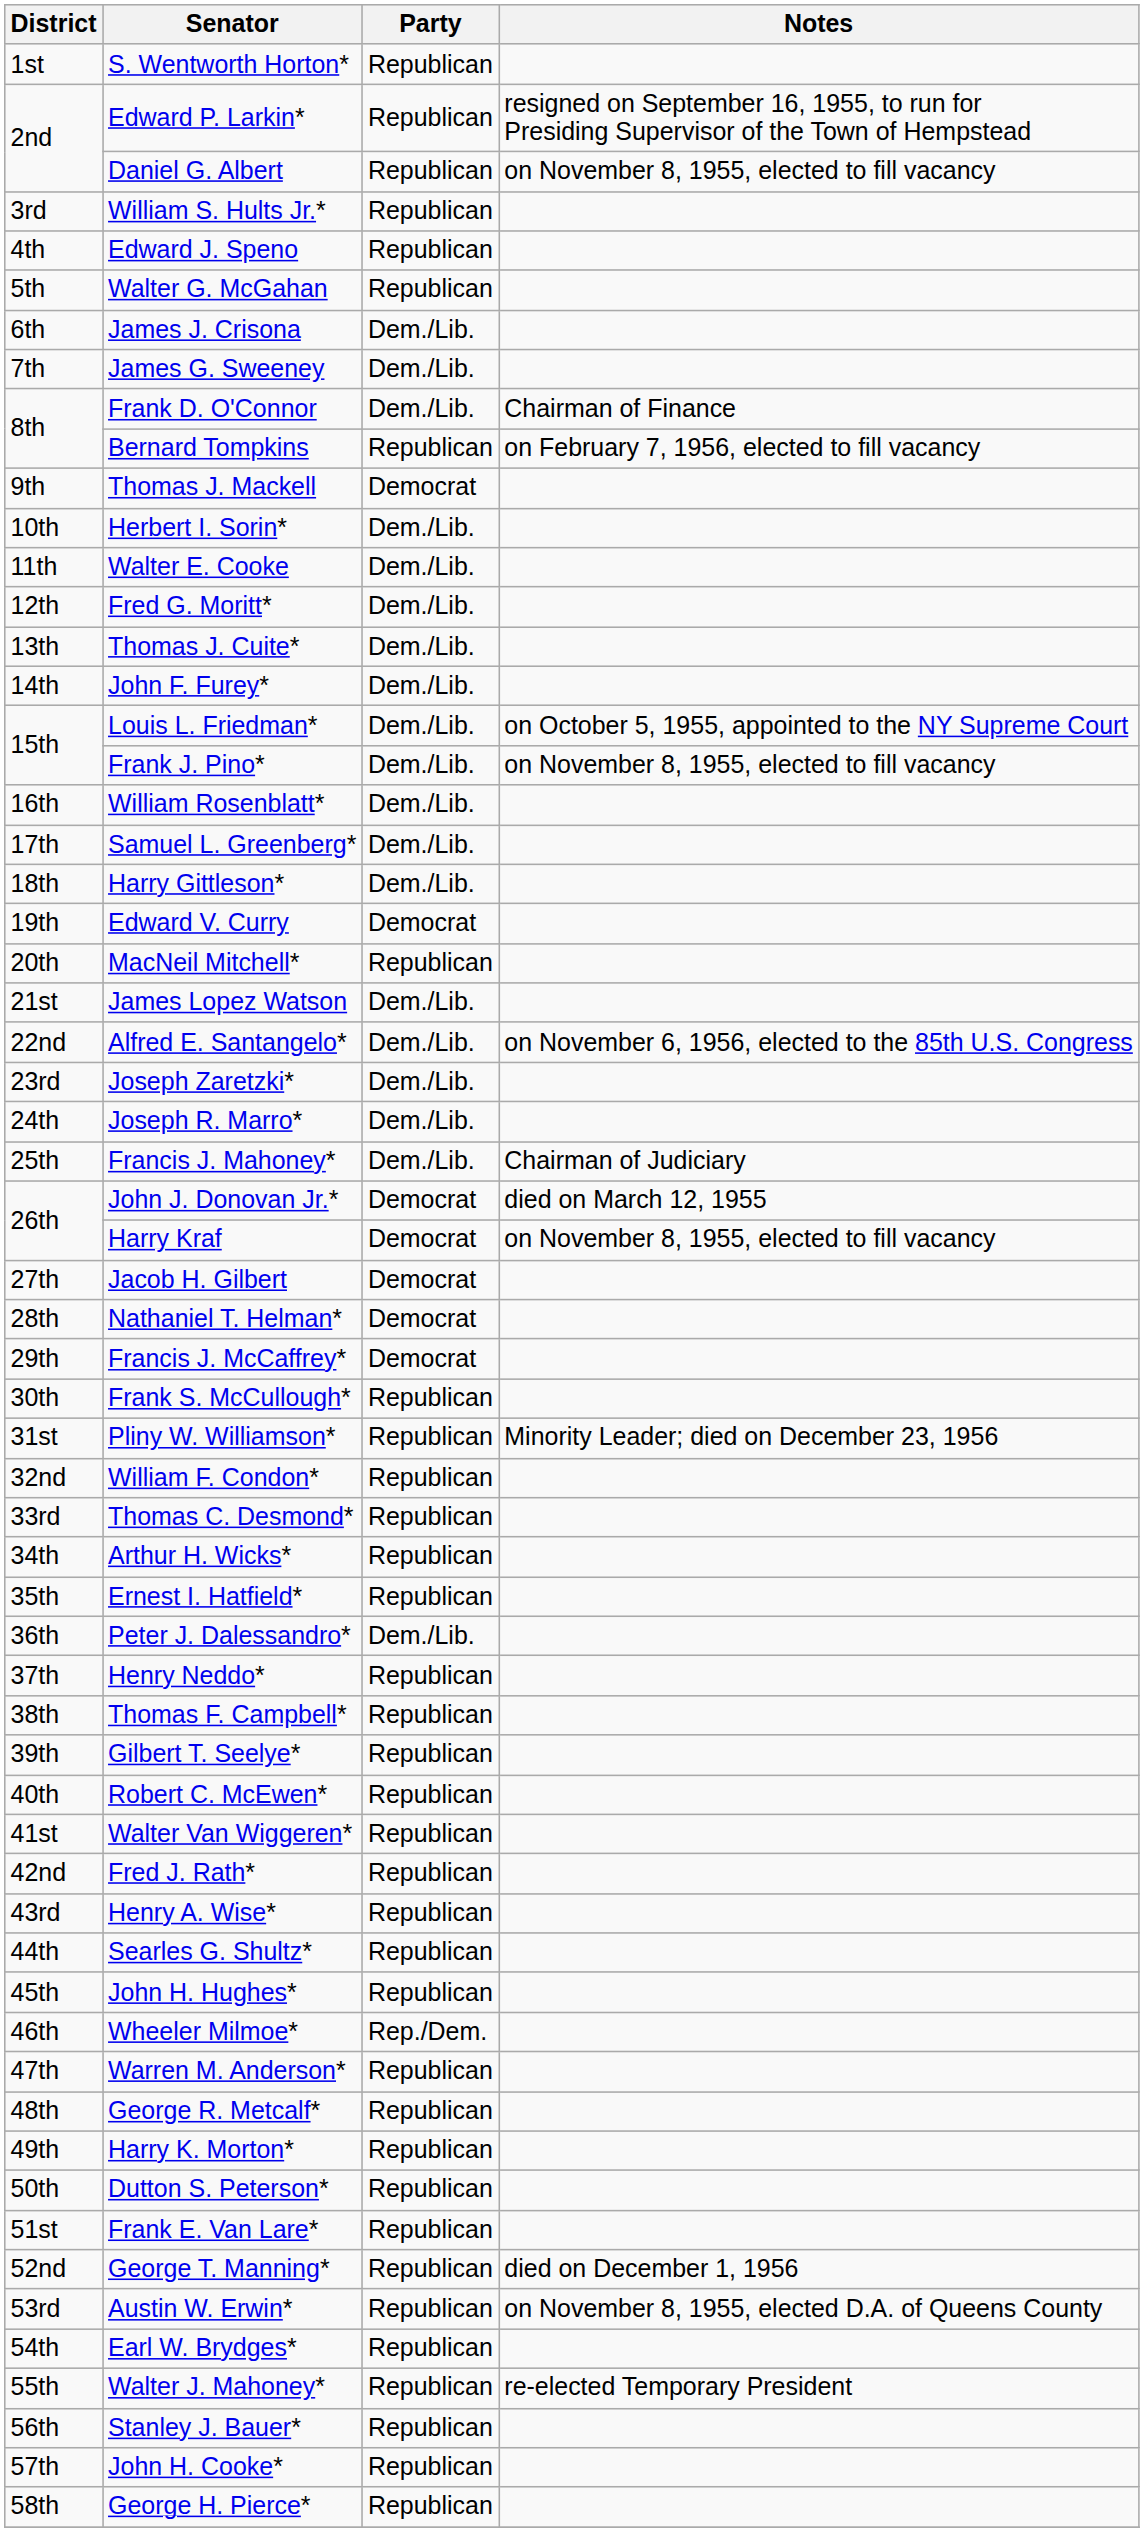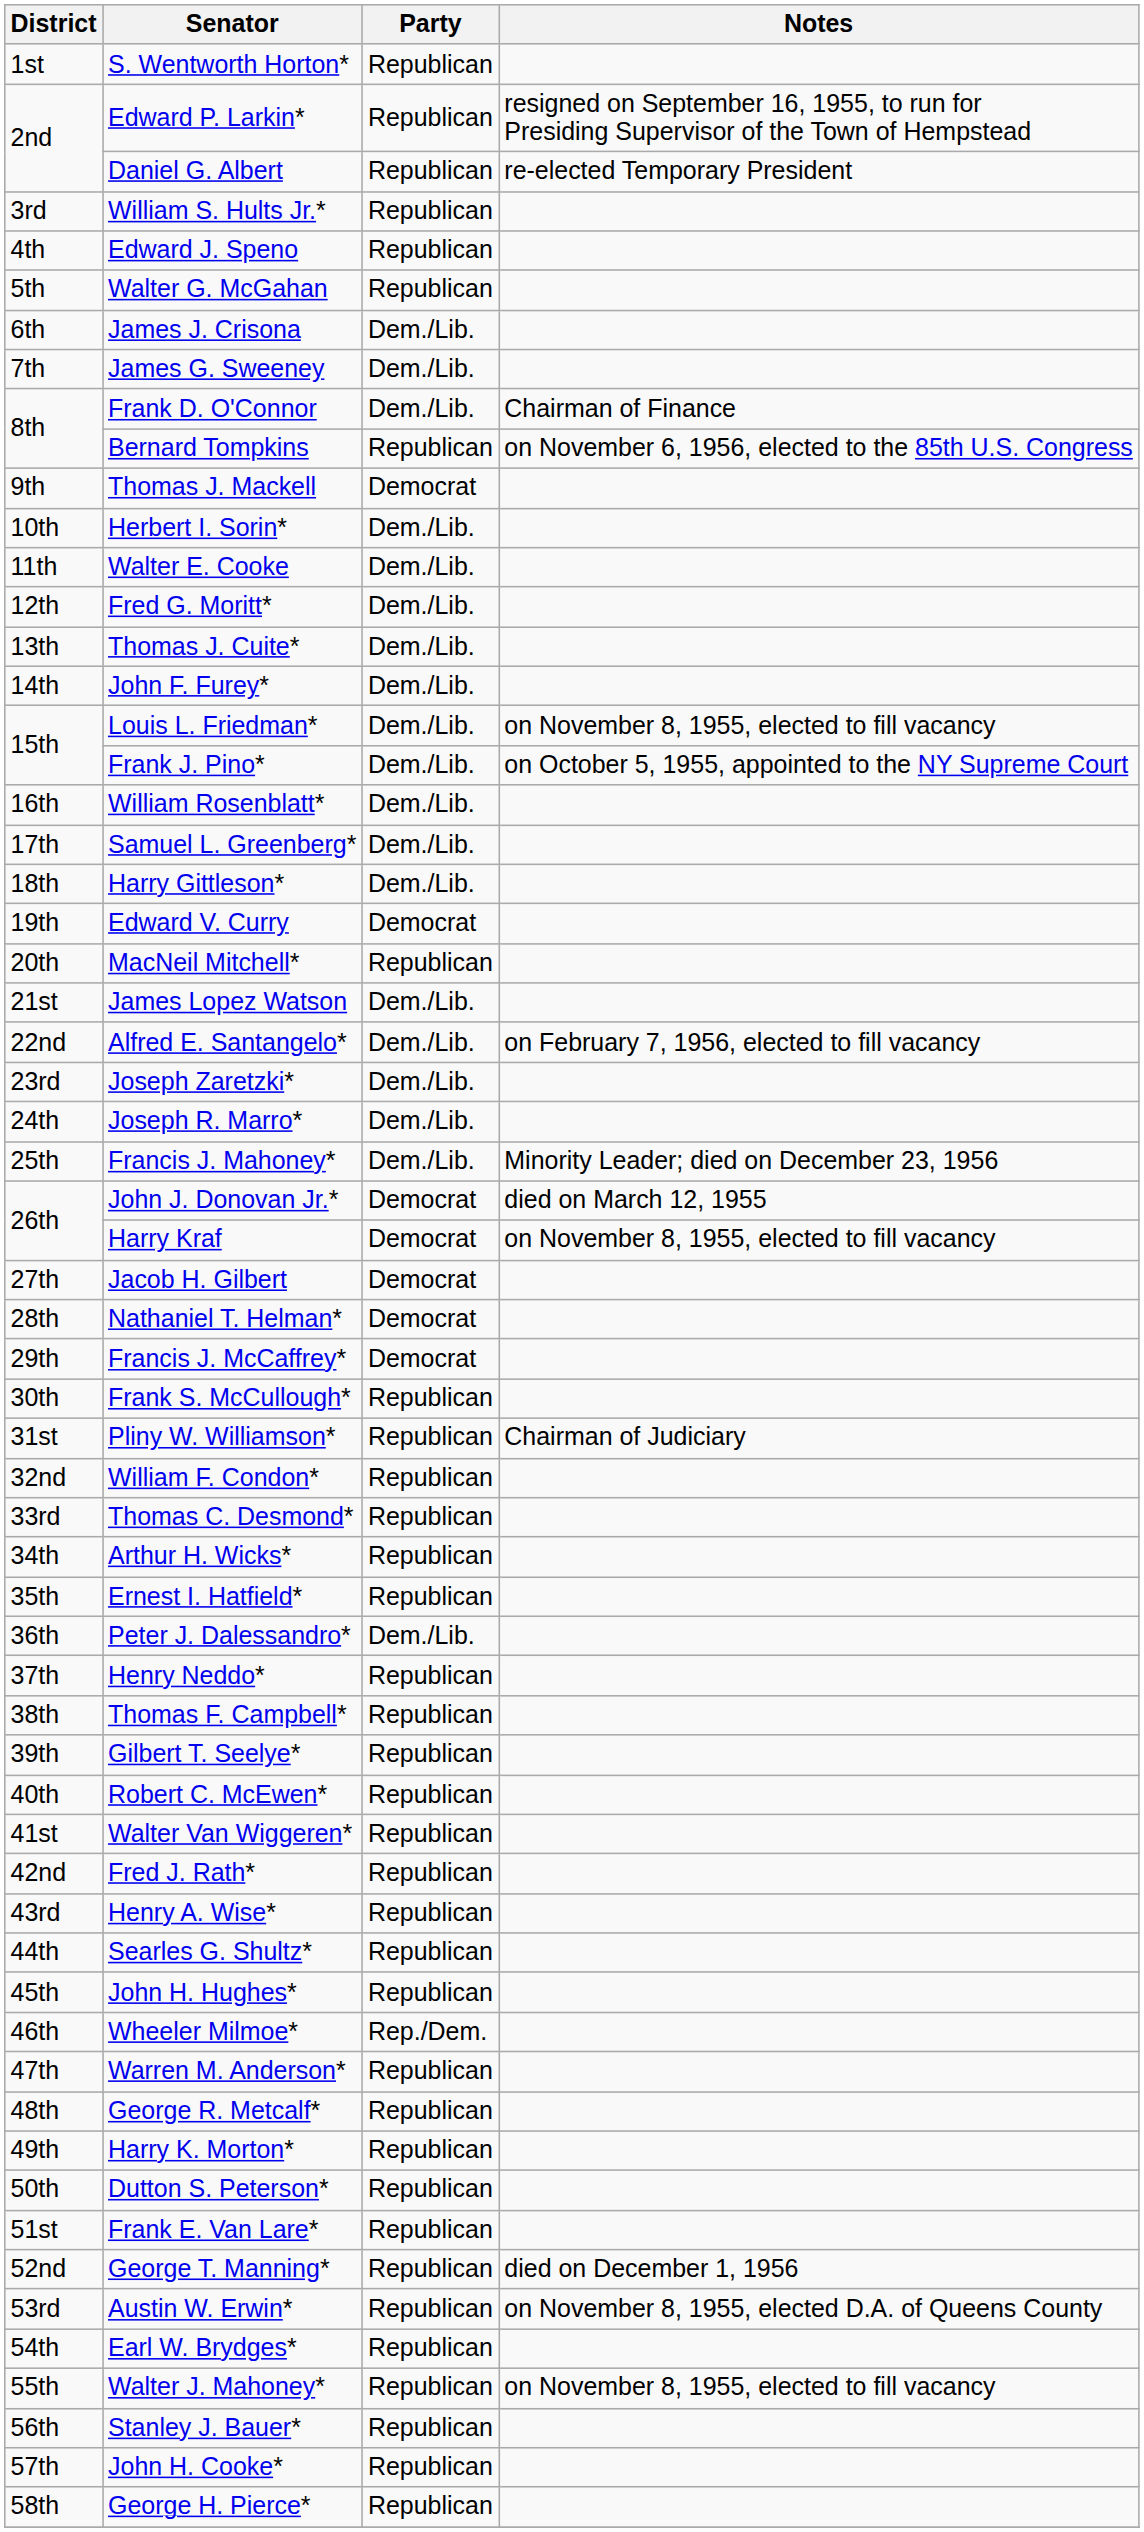(750, 171) on November 8, 1955, elected to fill vacancy -> (678, 171) re-elected Temporary President
(742, 448) on February 7, 1956, elected to fill vacancy -> (819, 448) on November 6, 1956, elected to the 85th U.S. Congress
(816, 725) on October 5, 1955, appointed to the NY Supreme Court -> (750, 725) on November 8, 1955, elected to fill vacancy
(750, 764) on November 8, 1955, elected to fill vacancy -> (816, 764) on October 5, 1955, appointed to the NY Supreme Court
(819, 1041) on November 6, 1956, elected to the 85th U.S. Congress -> (742, 1041) on February 7, 1956, elected to fill vacancy
(625, 1160) Chairman of Judiciary -> (751, 1160) Minority Leader; died on December 23, 1956
(751, 1437) Minority Leader; died on December 23, 1956 -> (625, 1437) Chairman of Judiciary
(678, 2387) re-elected Temporary President -> (750, 2387) on November 8, 1955, elected to fill vacancy
